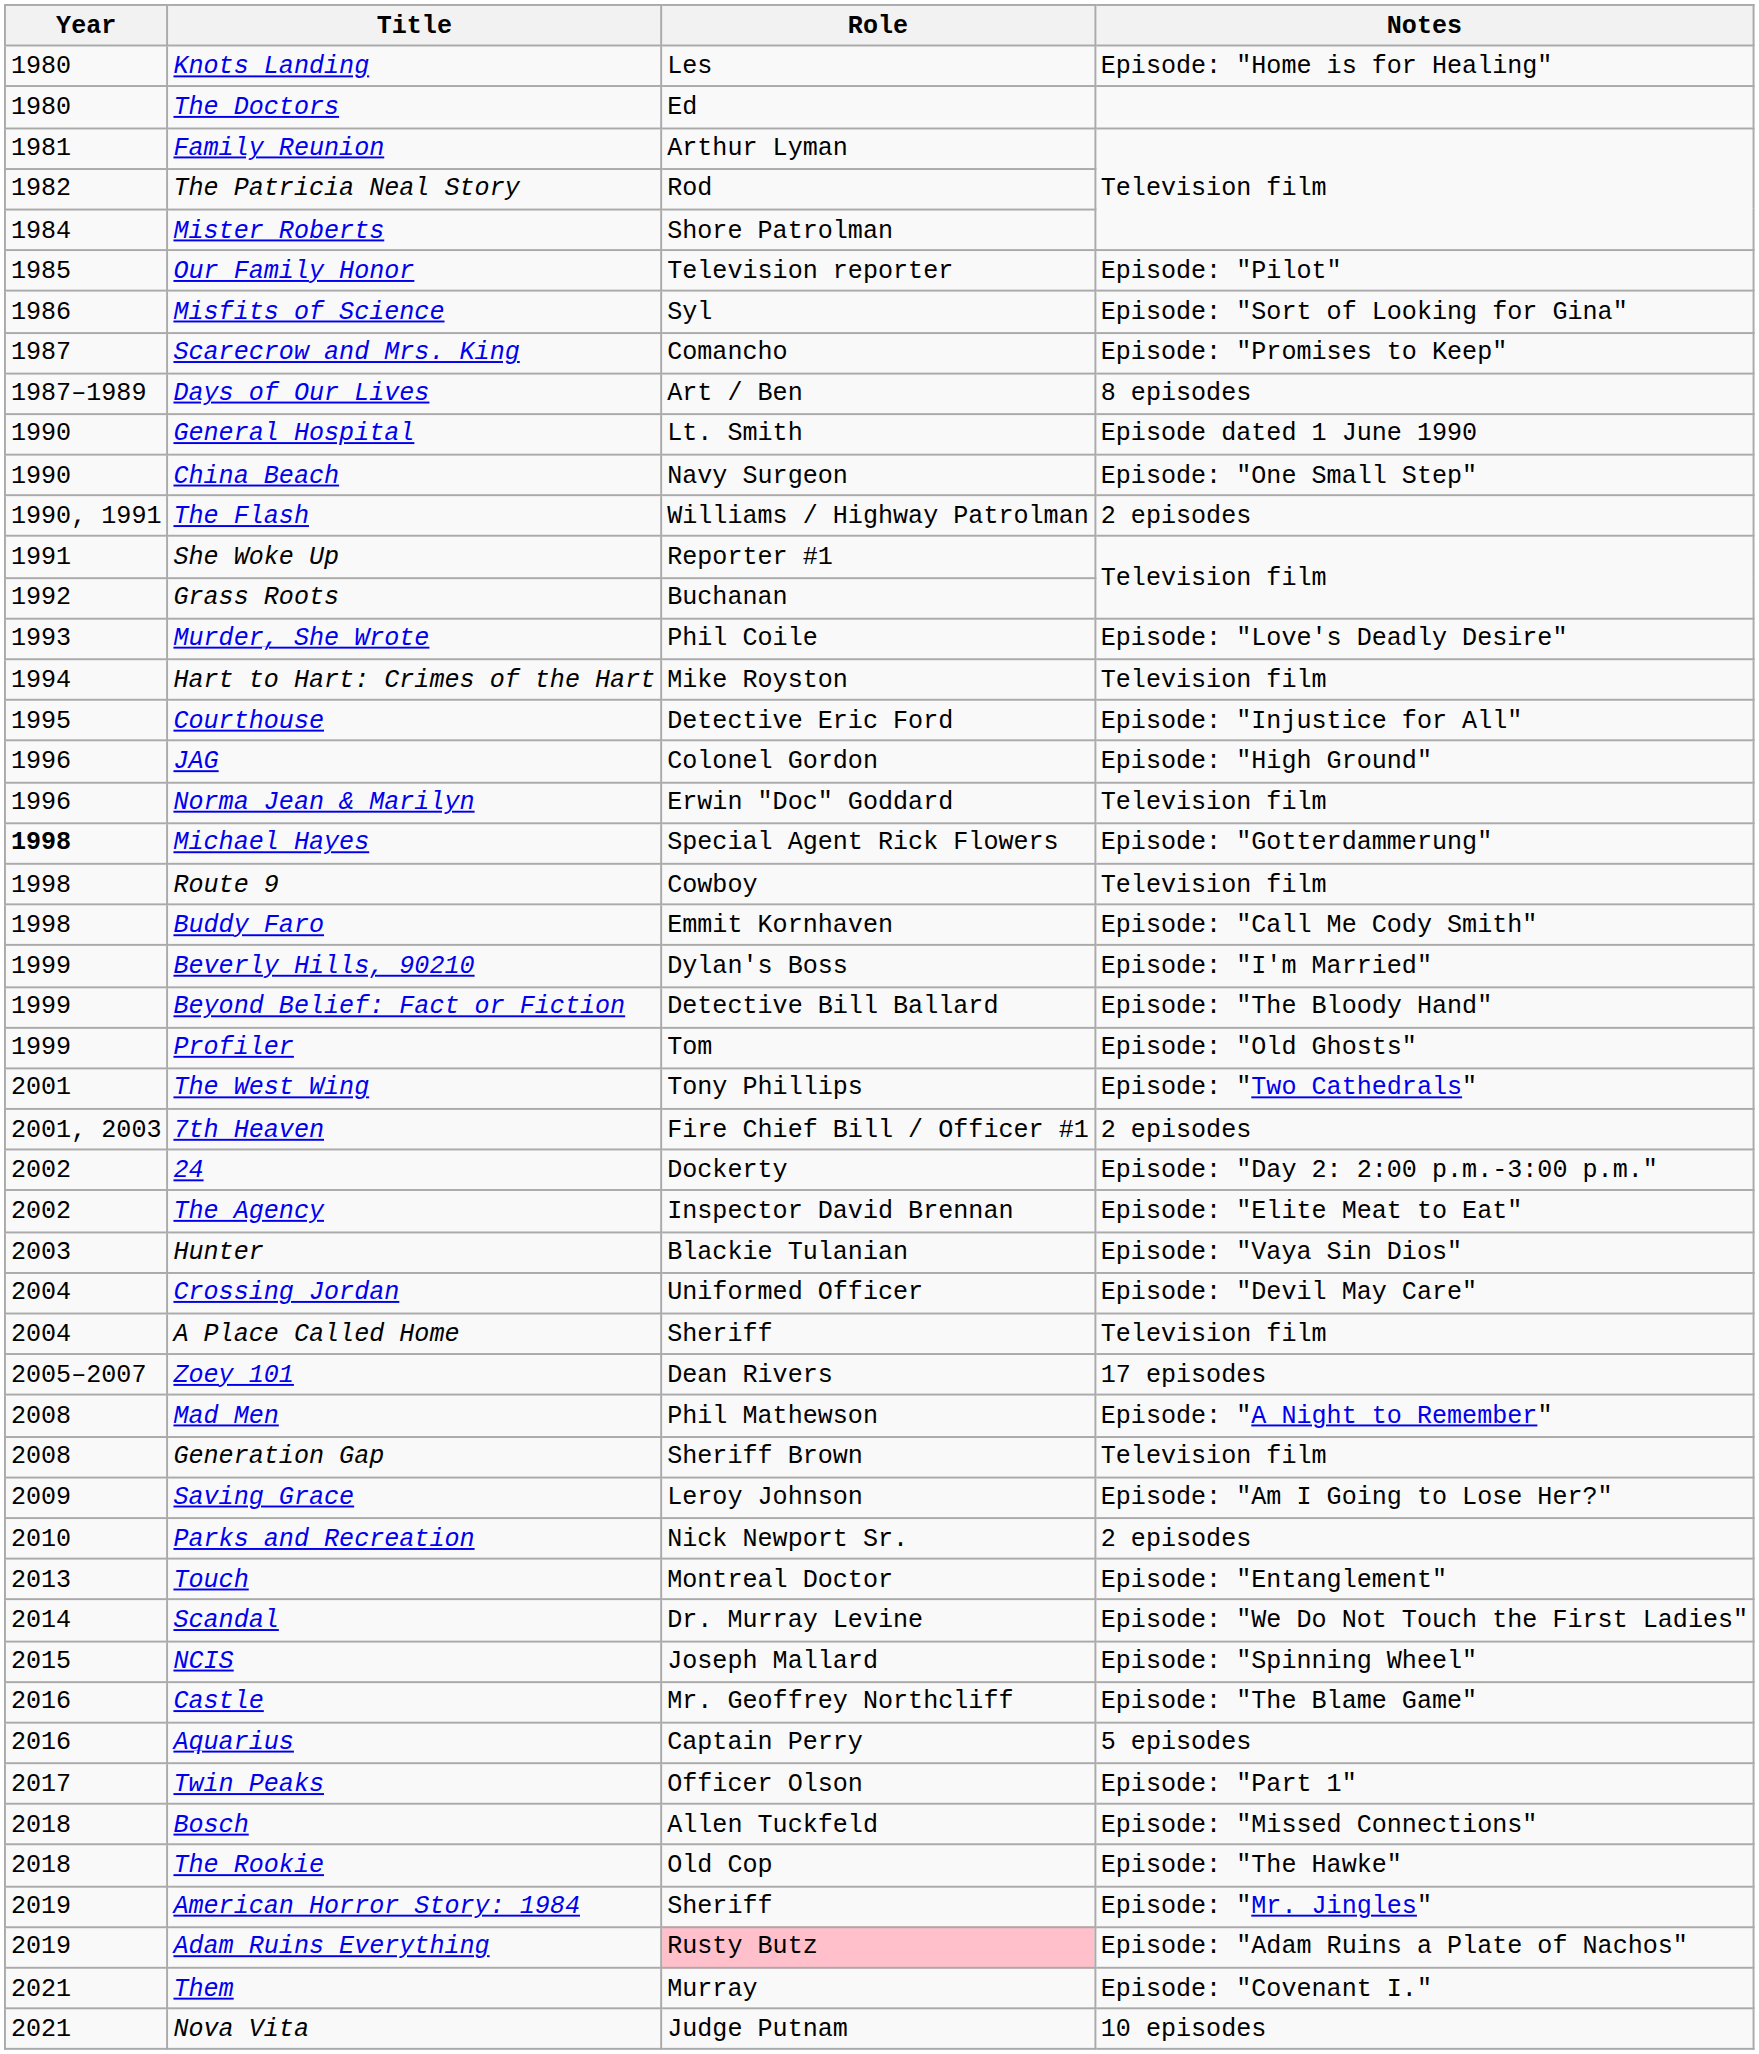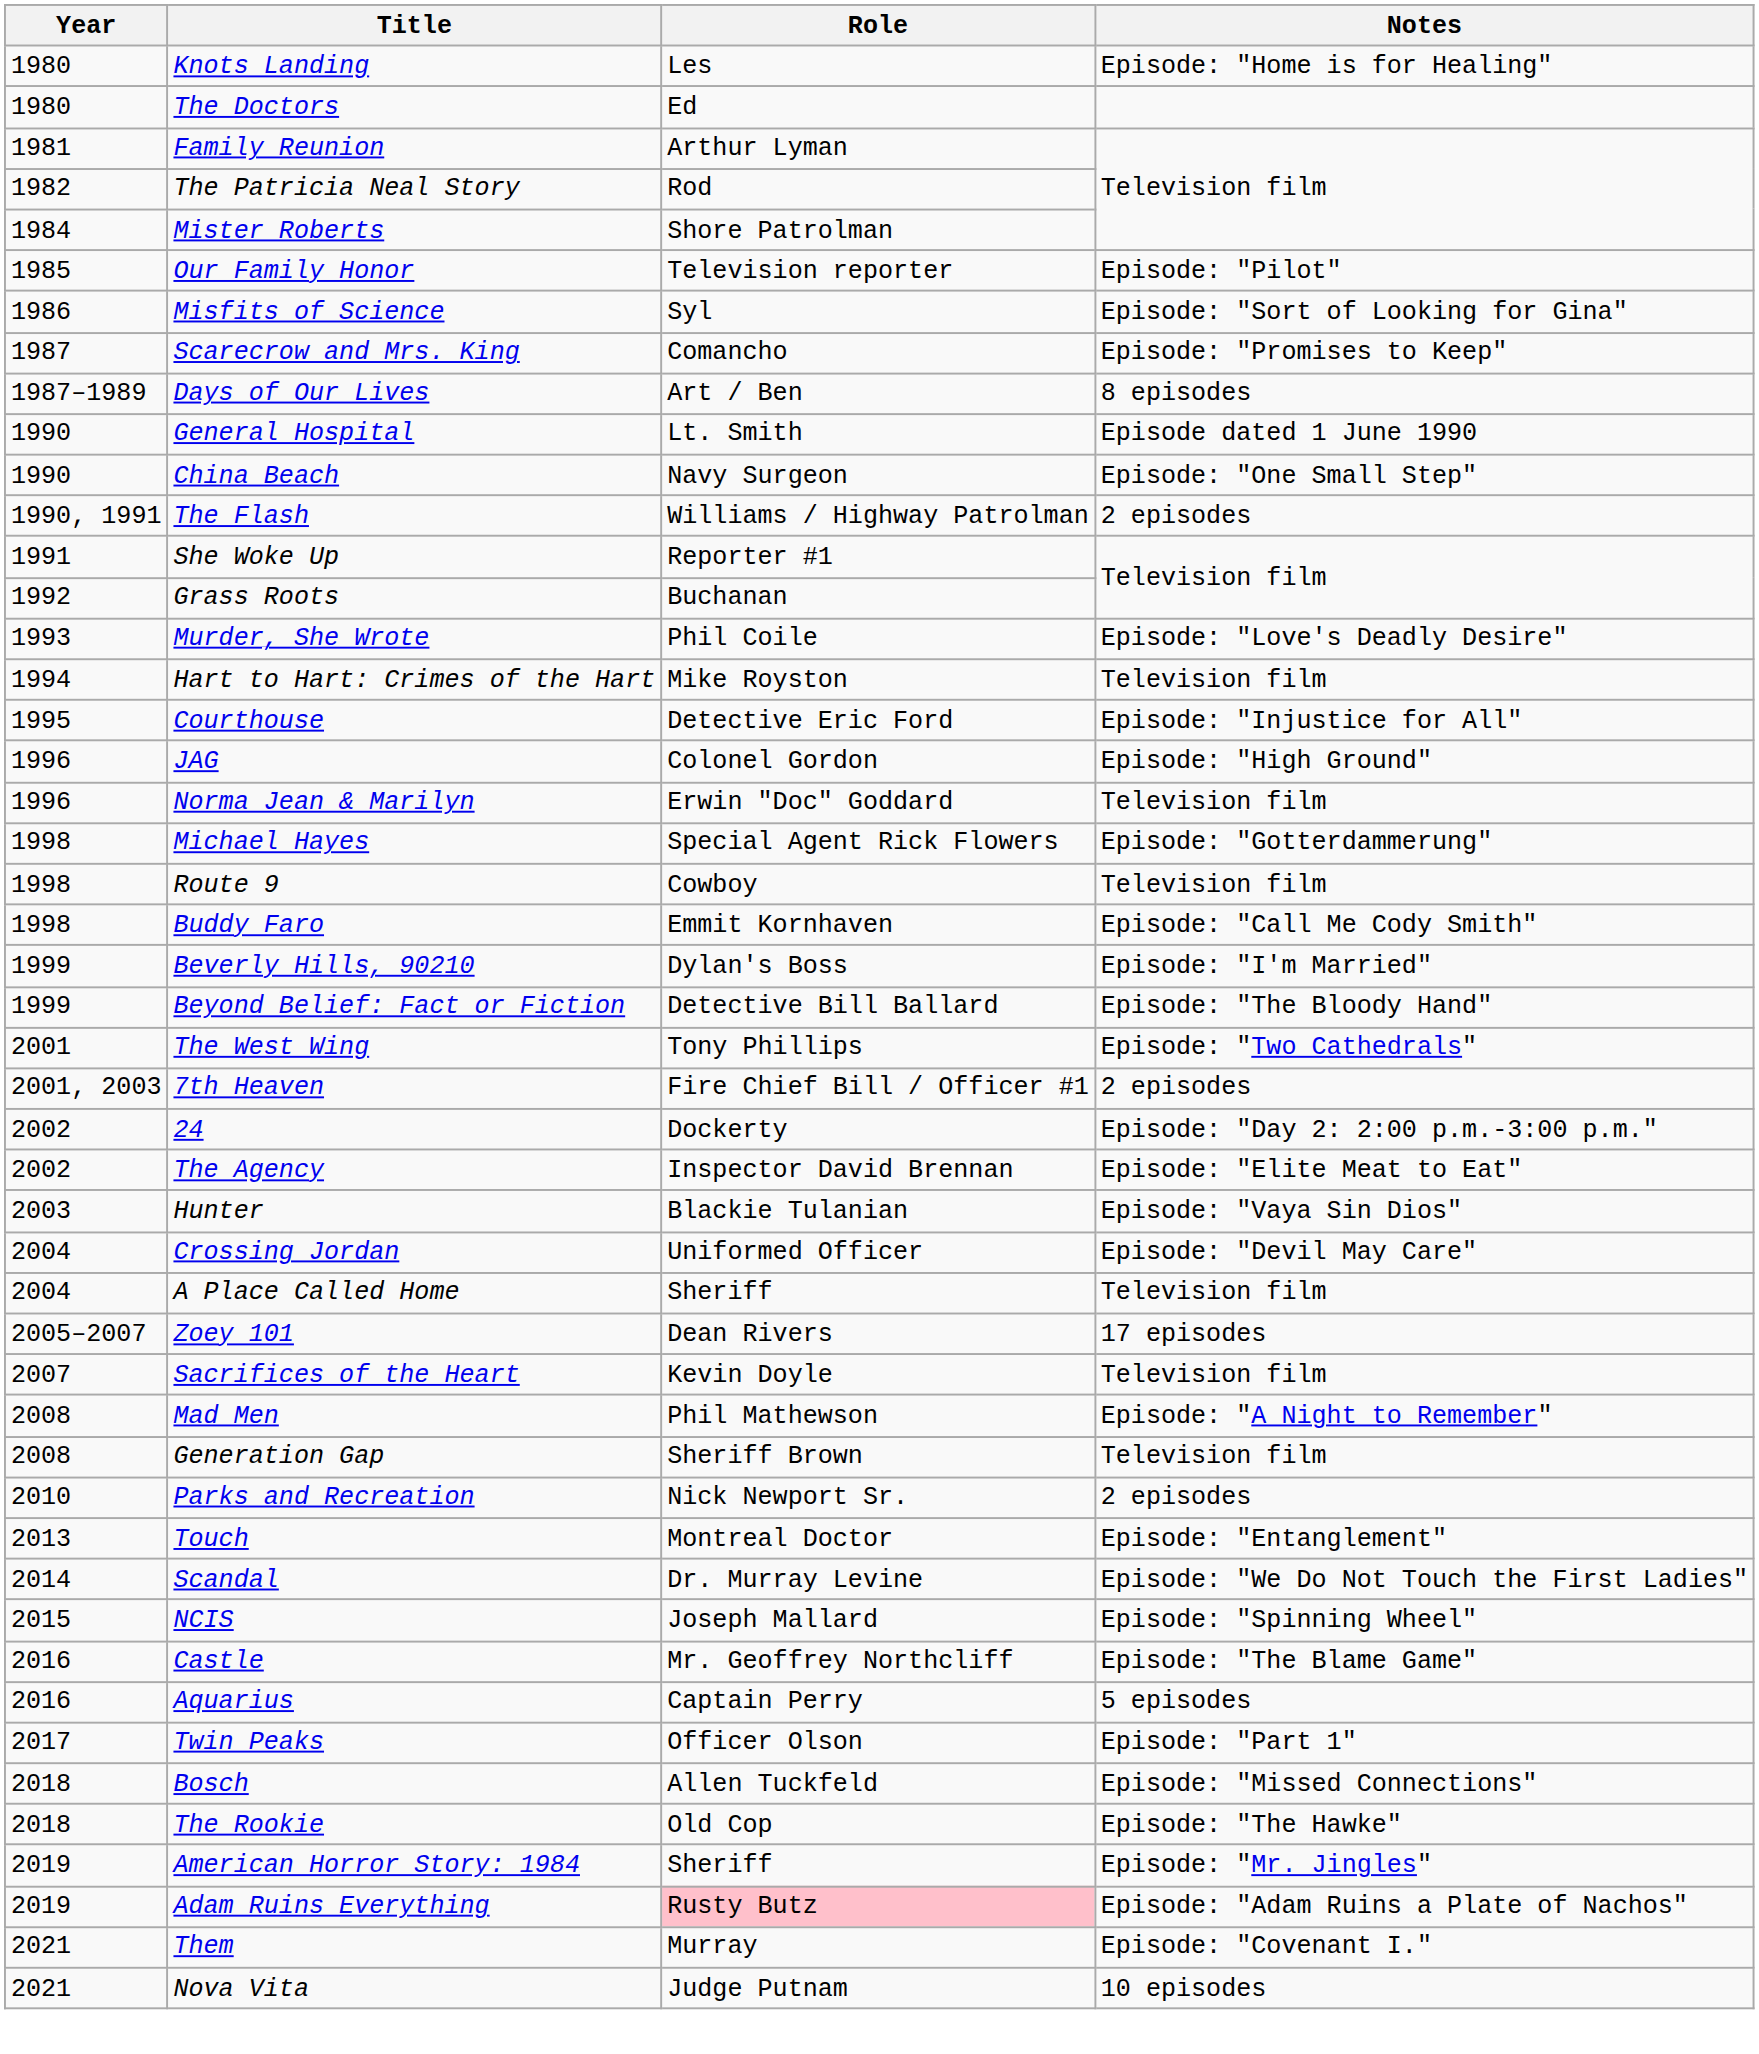(41, 843) bold -> (41, 843) normal
- row: (234, 1048)
+ row: (347, 1375)
- row: (264, 1498)
